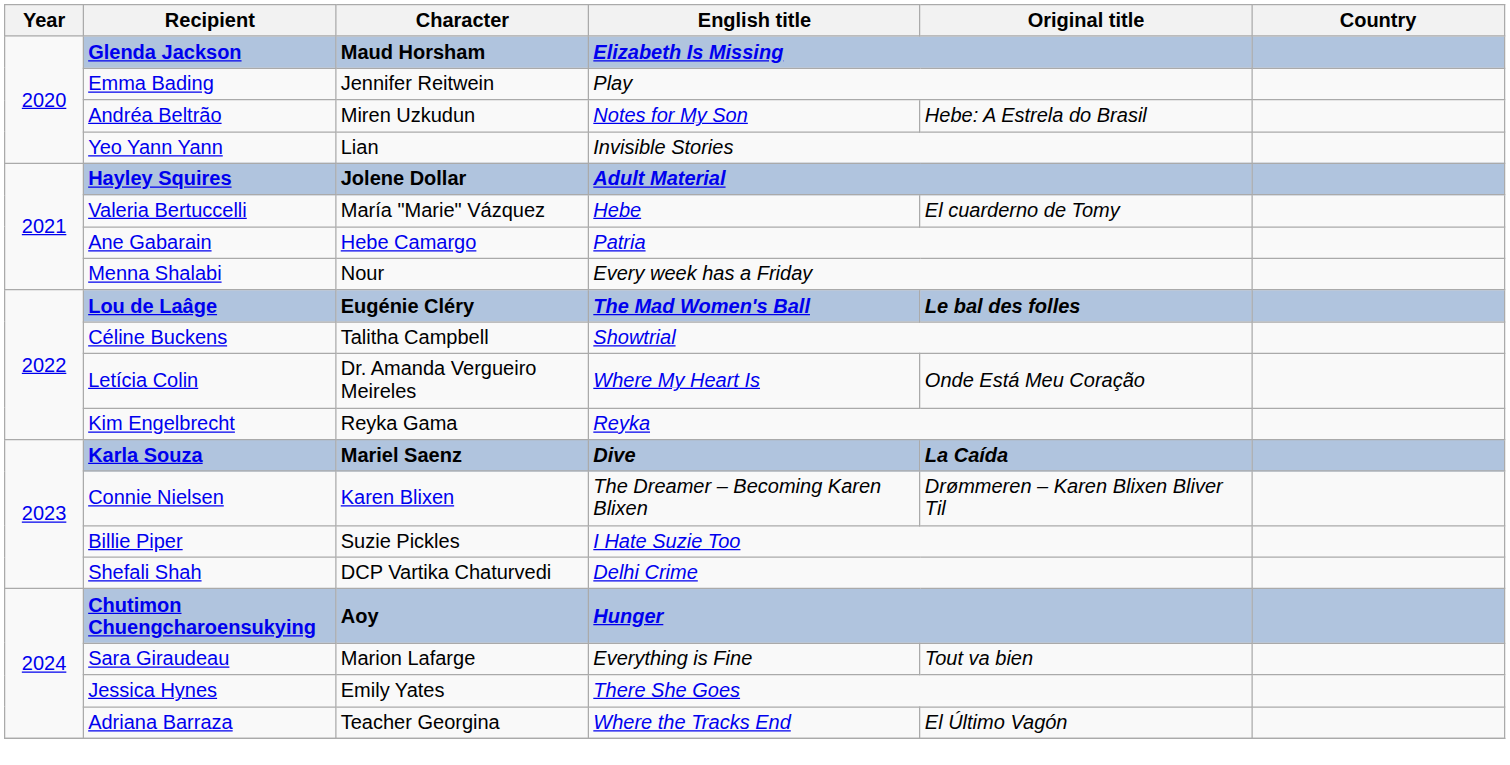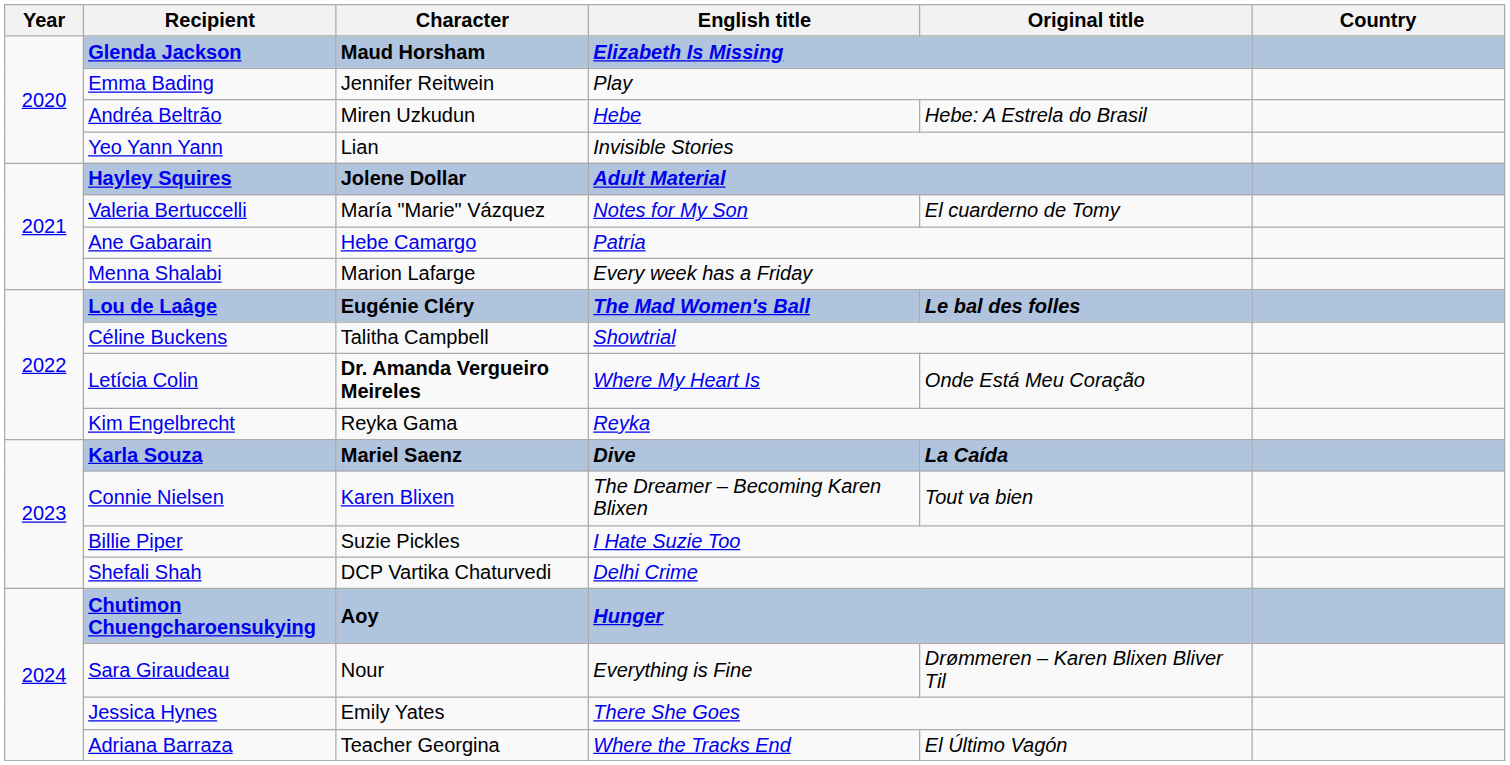(671, 115) Notes for My Son -> (617, 115) Hebe
(617, 210) Hebe -> (671, 210) Notes for My Son
(362, 274) Nour -> (408, 274) Marion Lafarge
(439, 380) normal -> (445, 380) bold
(1074, 498) Drømmeren – Karen Blixen Bliver Til -> (979, 498) Tout va bien
(408, 658) Marion Lafarge -> (362, 670) Nour
(979, 658) Tout va bien -> (1074, 670) Drømmeren – Karen Blixen Bliver Til
